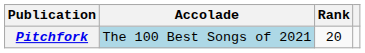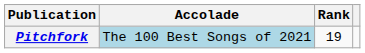(334, 37) 20 -> (334, 37) 19
